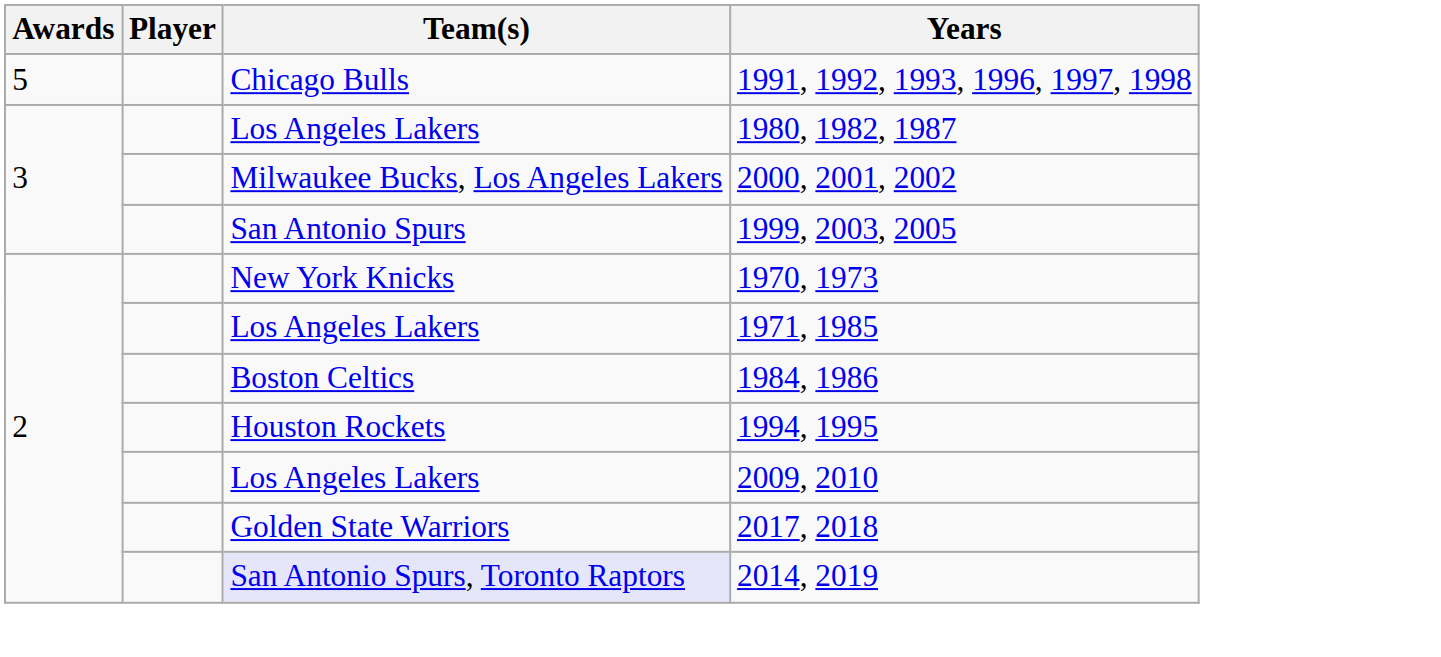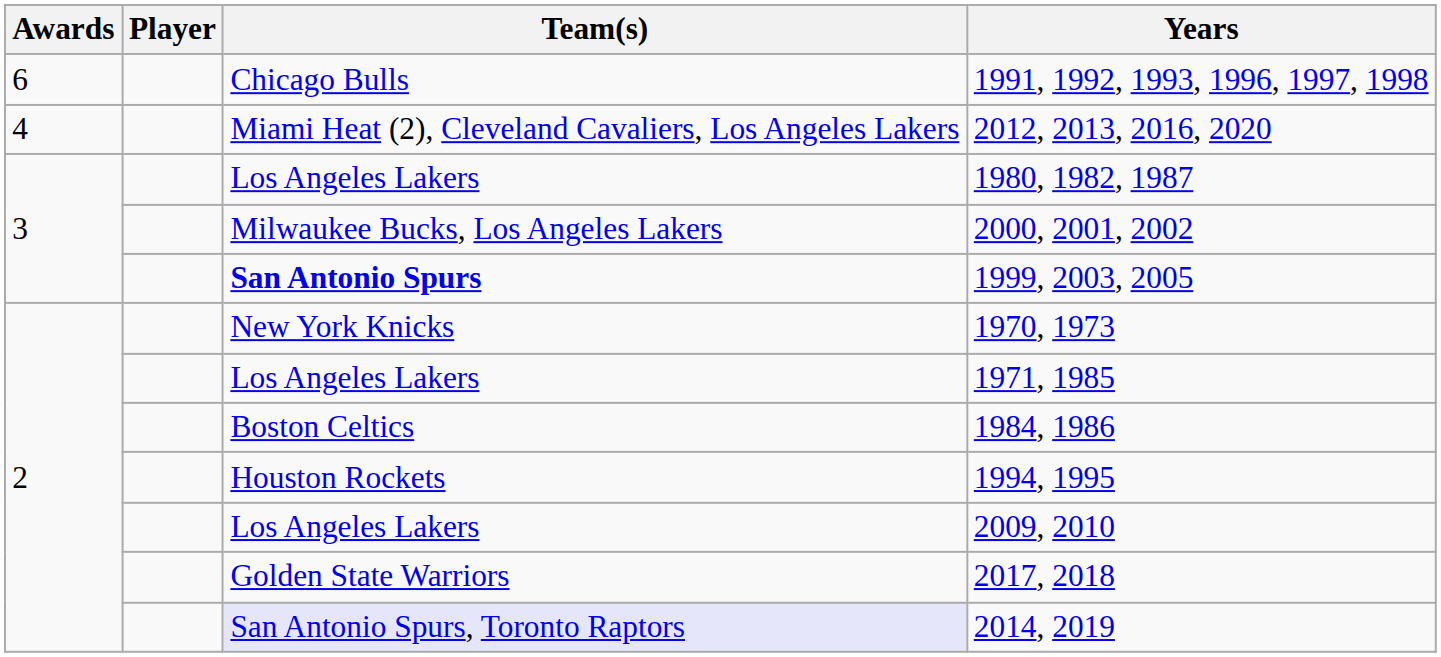(20, 79) 5 -> (20, 79) 6
+ row: (1123, 128)
(348, 228) normal -> (356, 278) bold
